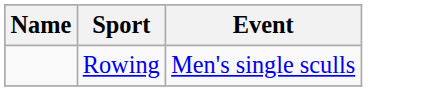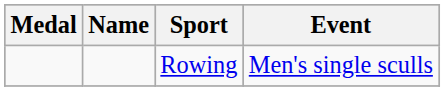+ column: (44, 24)
